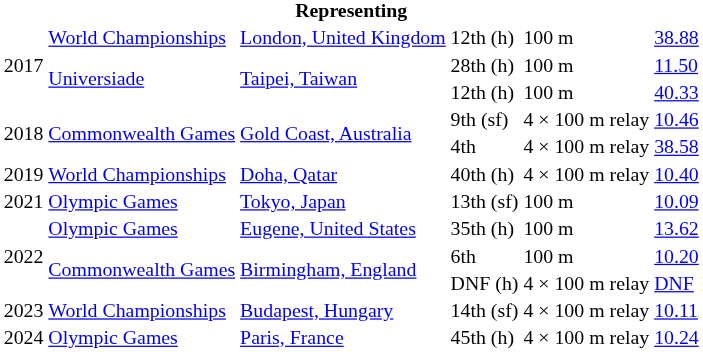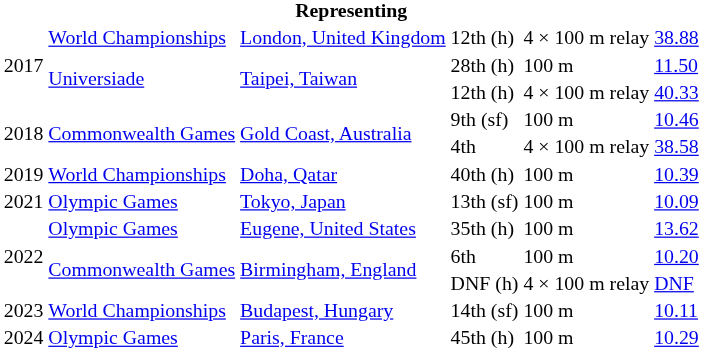(548, 38) 100 m -> (586, 38) 4 × 100 m relay
(548, 92) 100 m -> (586, 92) 4 × 100 m relay
(586, 119) 4 × 100 m relay -> (548, 119) 100 m
(586, 174) 4 × 100 m relay -> (548, 174) 100 m
(676, 174) 10.40 -> (676, 174) 10.39
(586, 310) 4 × 100 m relay -> (548, 310) 100 m
(586, 338) 4 × 100 m relay -> (548, 338) 100 m
(676, 338) 10.24 -> (676, 338) 10.29
